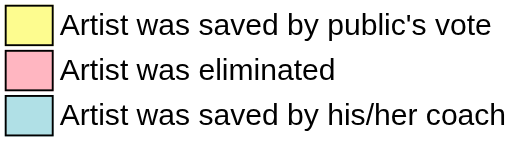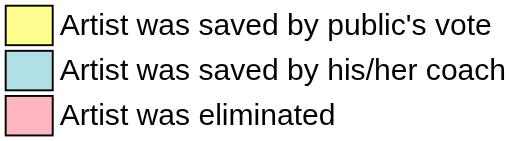rows swapped: (283, 115) <-> (198, 70)
